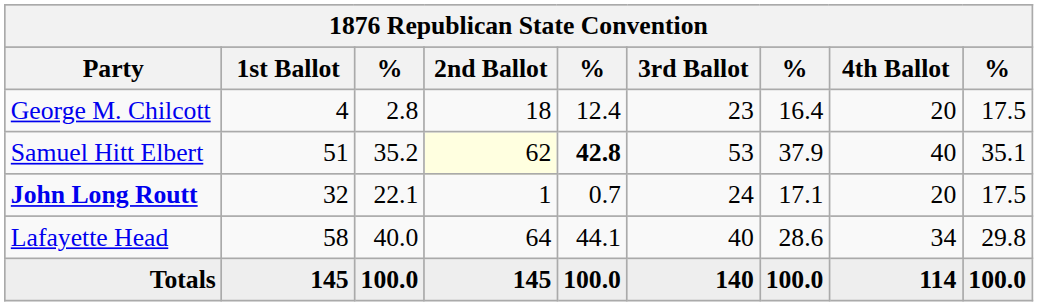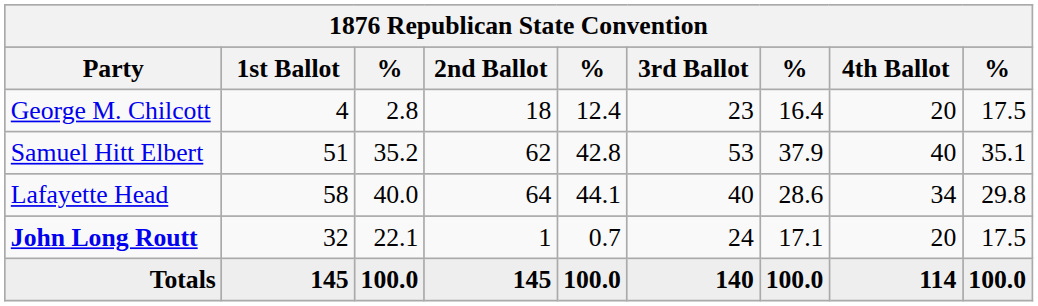(538, 152) lightyellow background -> (538, 152) no background
(598, 152) bold -> (598, 152) normal
rows swapped: (90, 237) <-> (104, 195)
